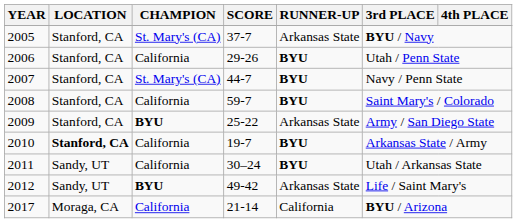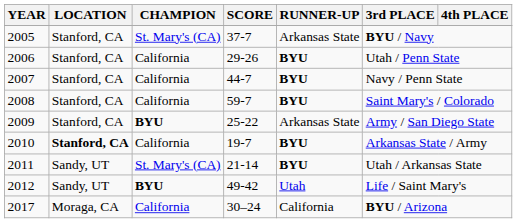(178, 79) St. Mary's (CA) -> (162, 79) California
(162, 164) California -> (178, 164) St. Mary's (CA)
(244, 164) 30–24 -> (242, 164) 21-14
(319, 185) Arkansas State -> (292, 185) Utah
(242, 206) 21-14 -> (244, 206) 30–24
